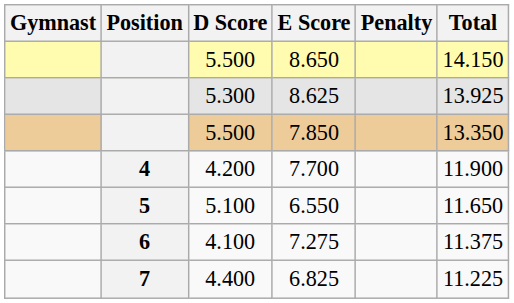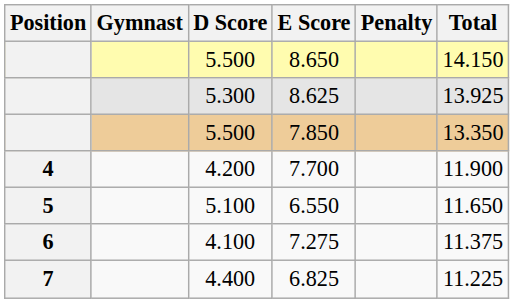columns swapped: (145, 22) <-> (53, 22)
